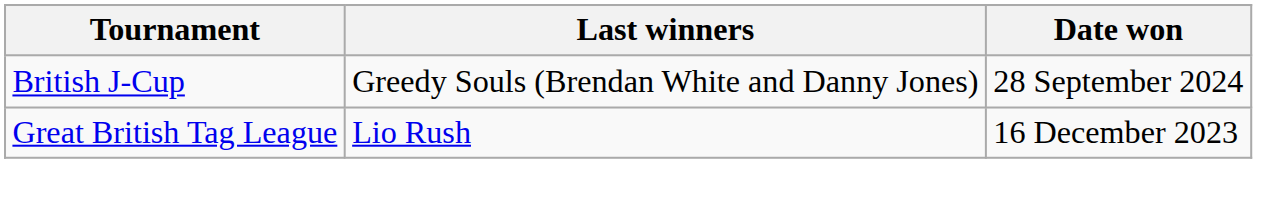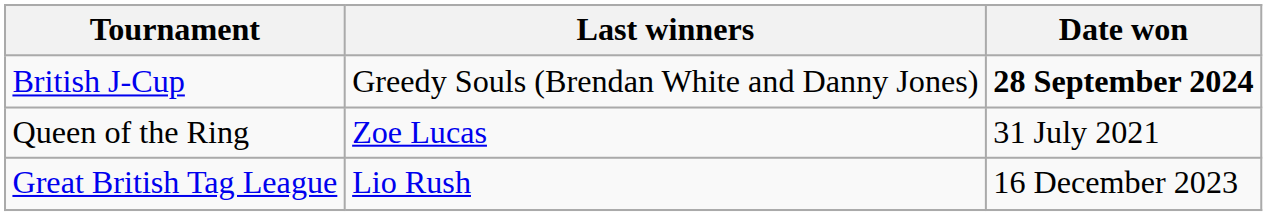(1118, 81) normal -> (1123, 81) bold
+ row: (131, 132)
